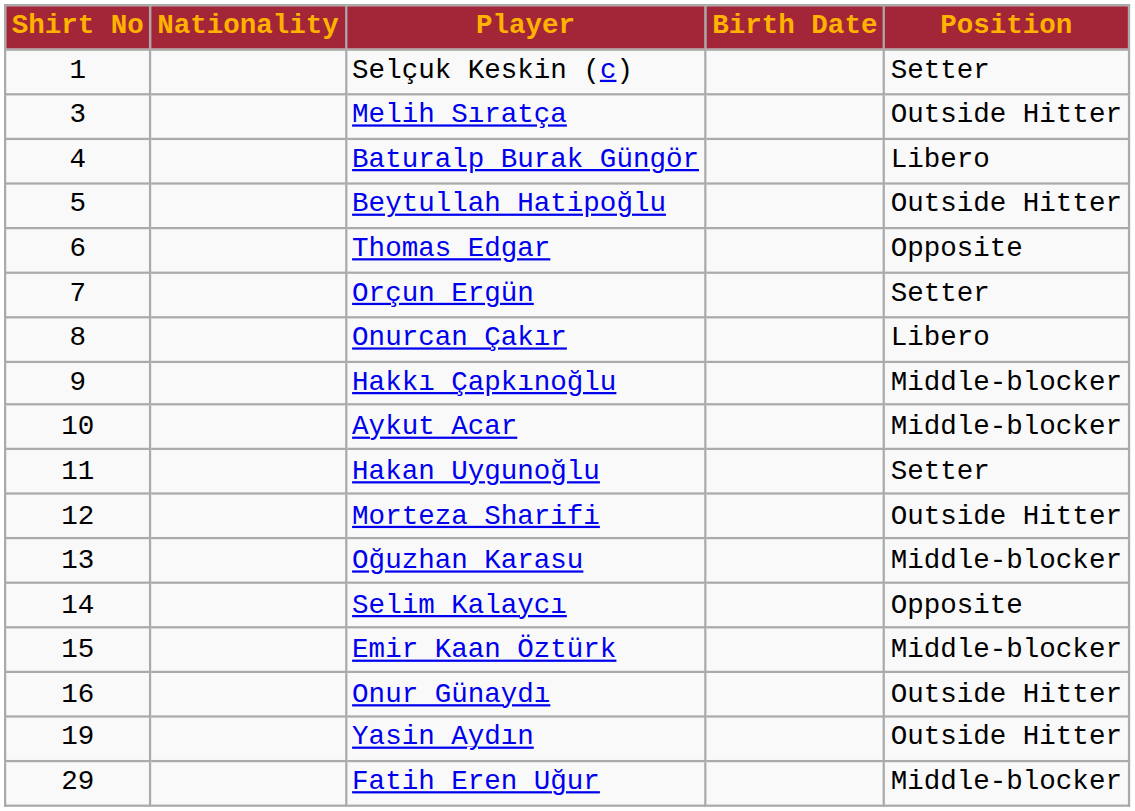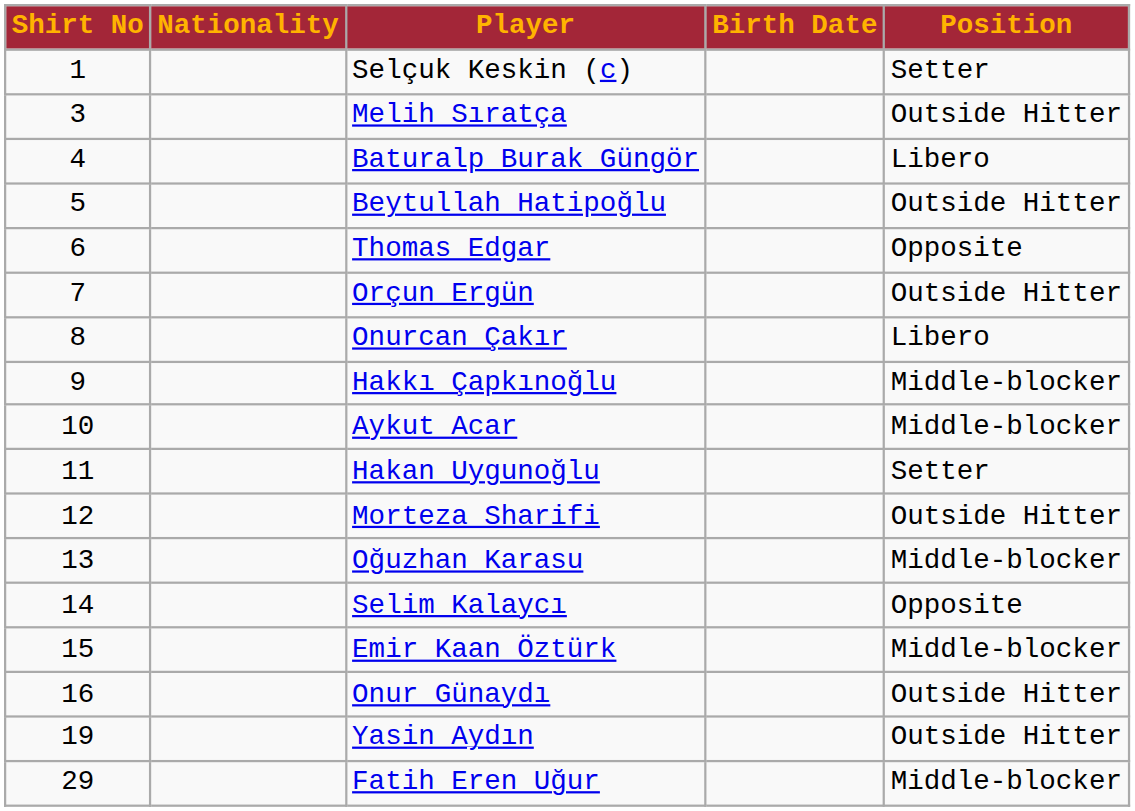(940, 294) Setter -> (1006, 294) Outside Hitter
